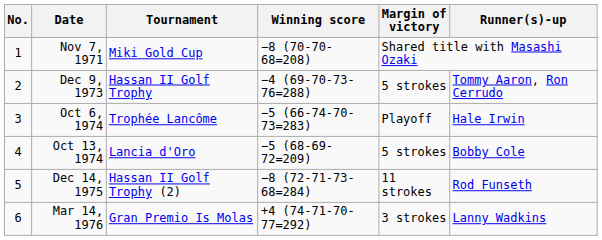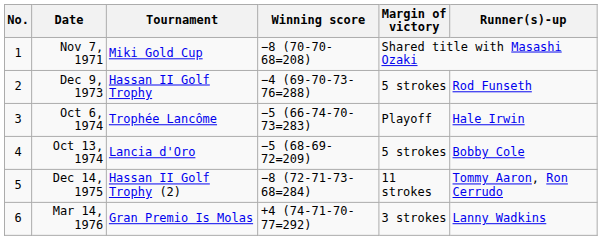(510, 87) Tommy Aaron, Ron Cerrudo -> (492, 87) Rod Funseth
(492, 186) Rod Funseth -> (510, 186) Tommy Aaron, Ron Cerrudo
